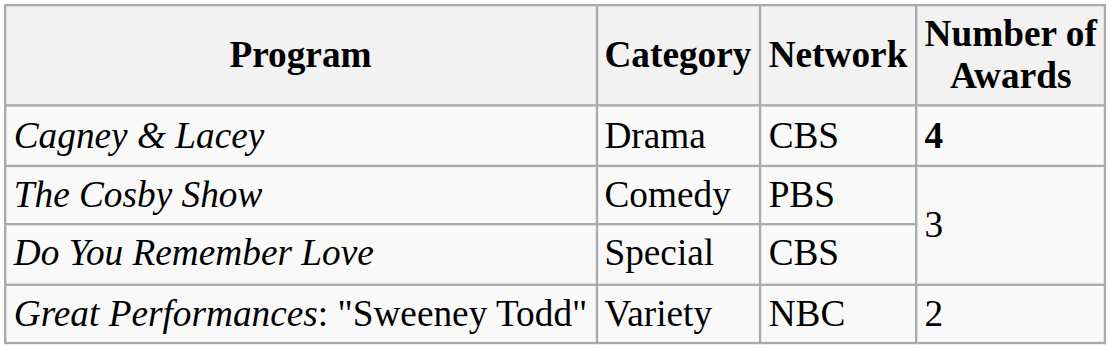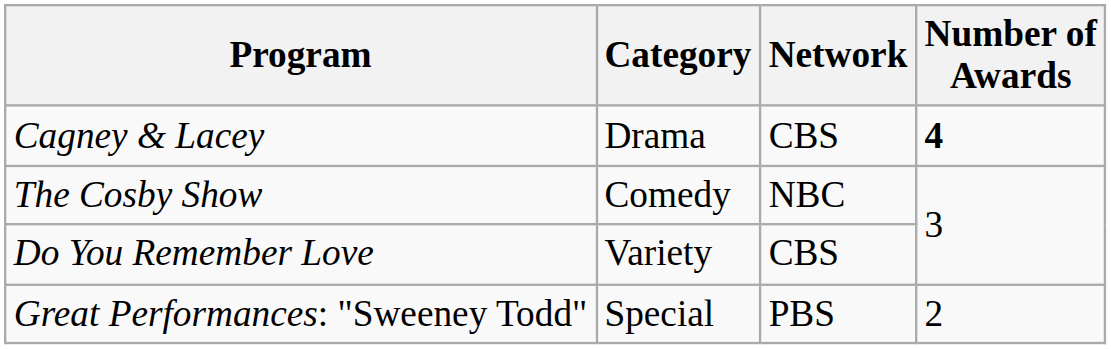(802, 194) PBS -> (807, 194) NBC
(659, 253) Special -> (658, 253) Variety
(658, 312) Variety -> (659, 312) Special
(807, 312) NBC -> (802, 312) PBS
